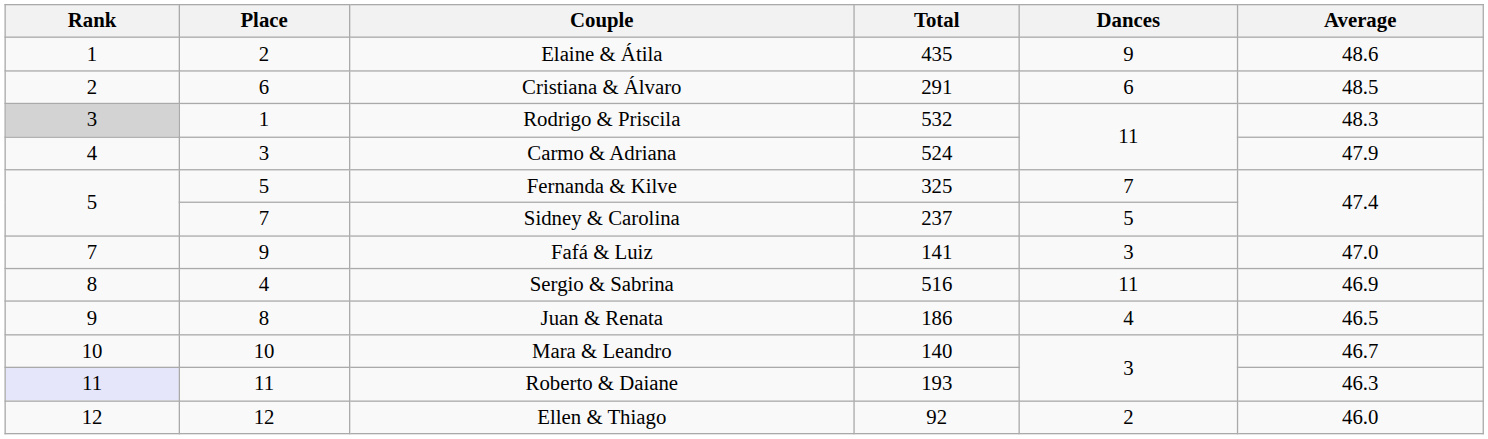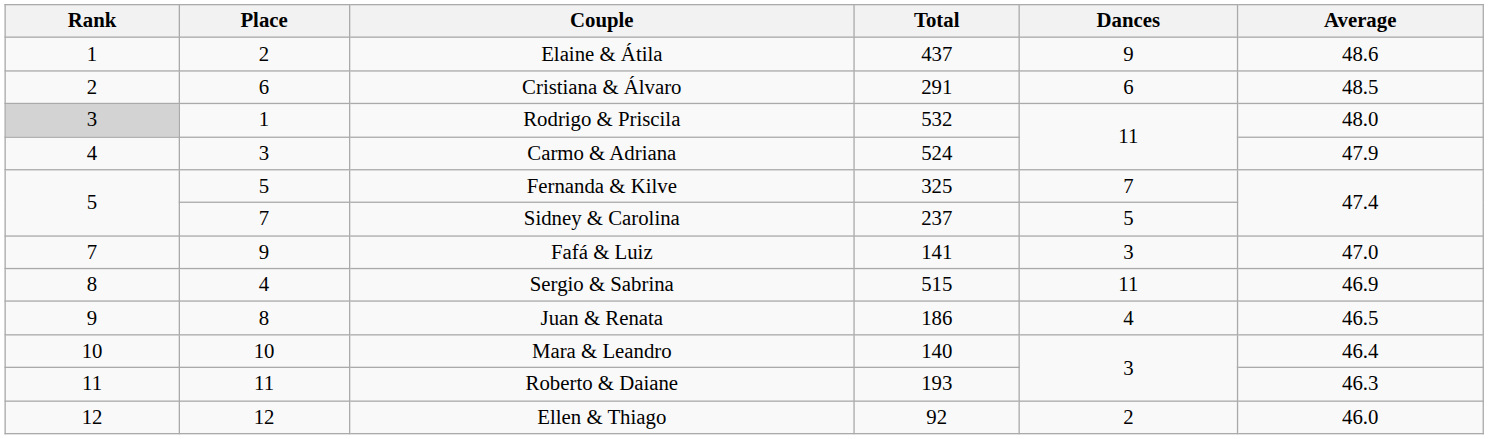(937, 53) 435 -> (937, 53) 437
(1360, 119) 48.3 -> (1360, 119) 48.0
(937, 284) 516 -> (937, 284) 515
(1360, 350) 46.7 -> (1360, 350) 46.4
(92, 383) lavender background -> (92, 383) no background
